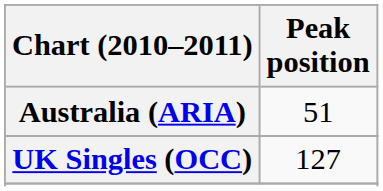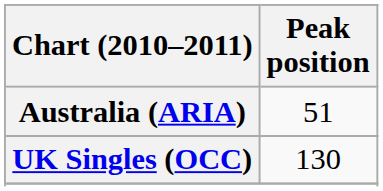(318, 159) 127 -> (318, 159) 130
